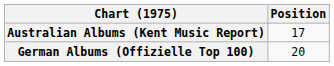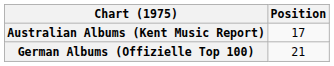(298, 52) 20 -> (298, 52) 21
